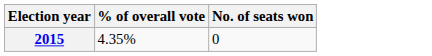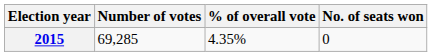+ column: (149, 16)
